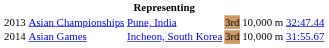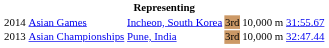rows swapped: (76, 22) <-> (58, 37)
